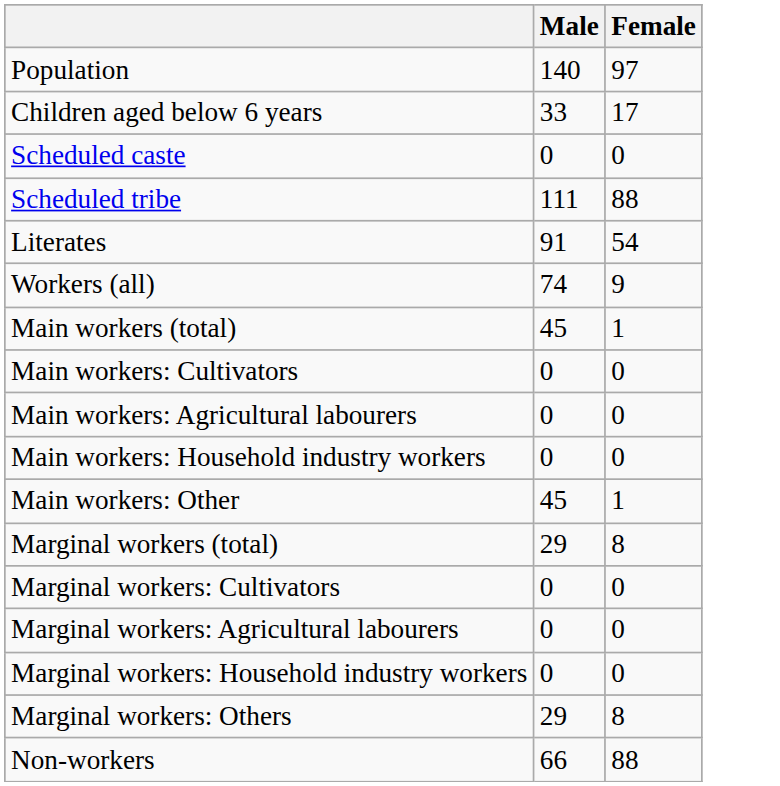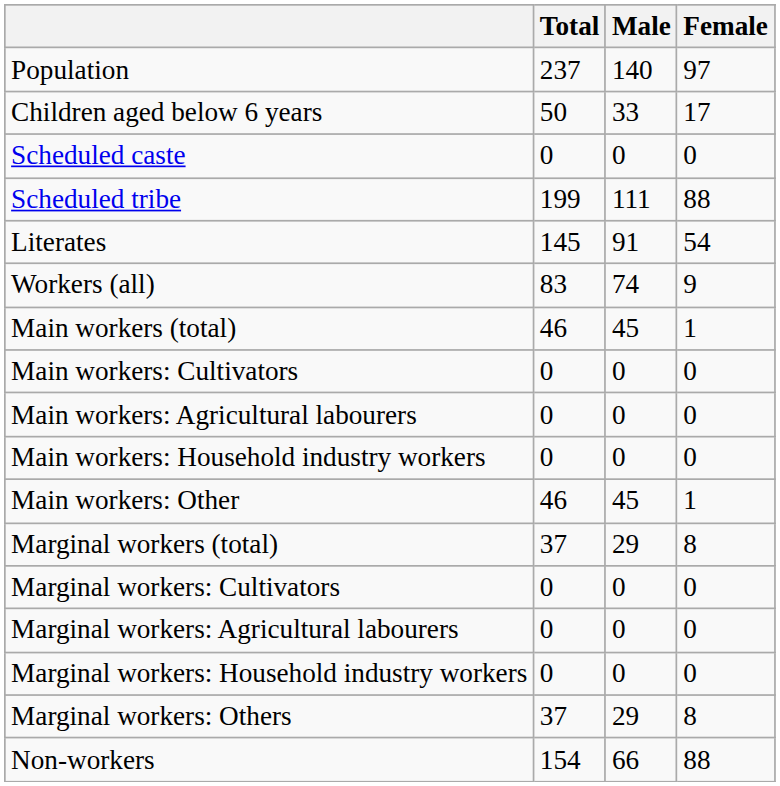+ column: (570, 26)
